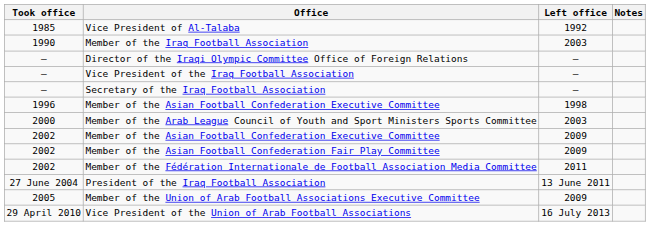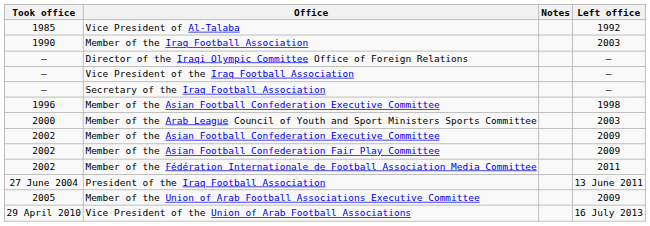columns swapped: (576, 12) <-> (629, 12)
